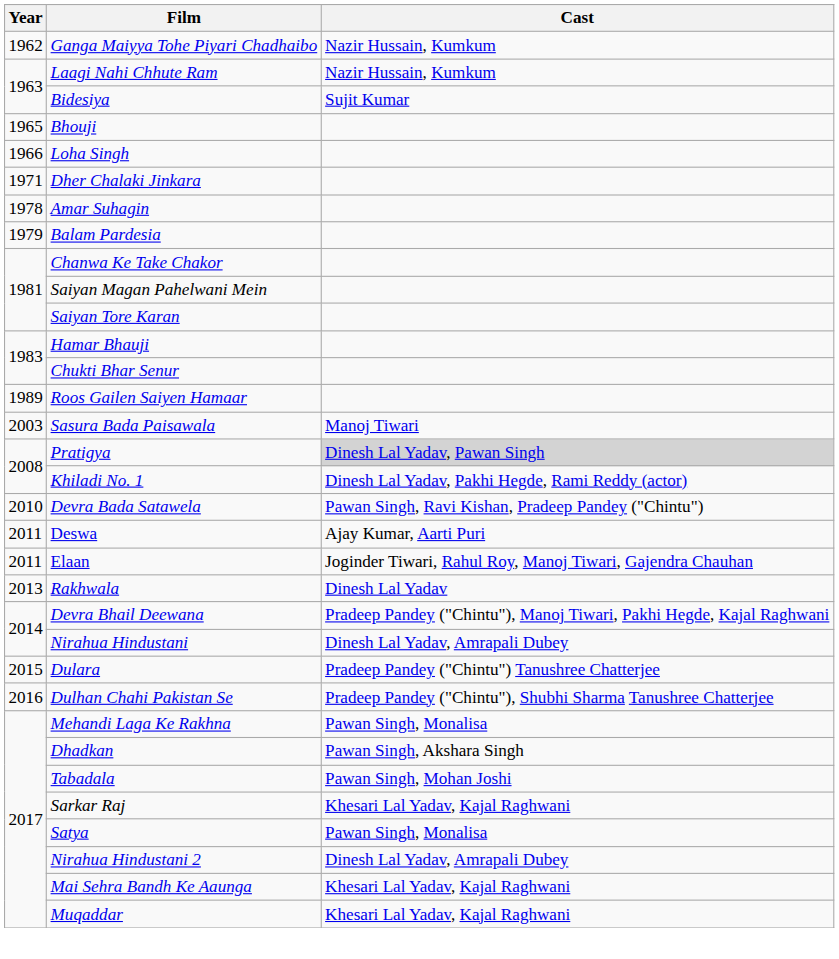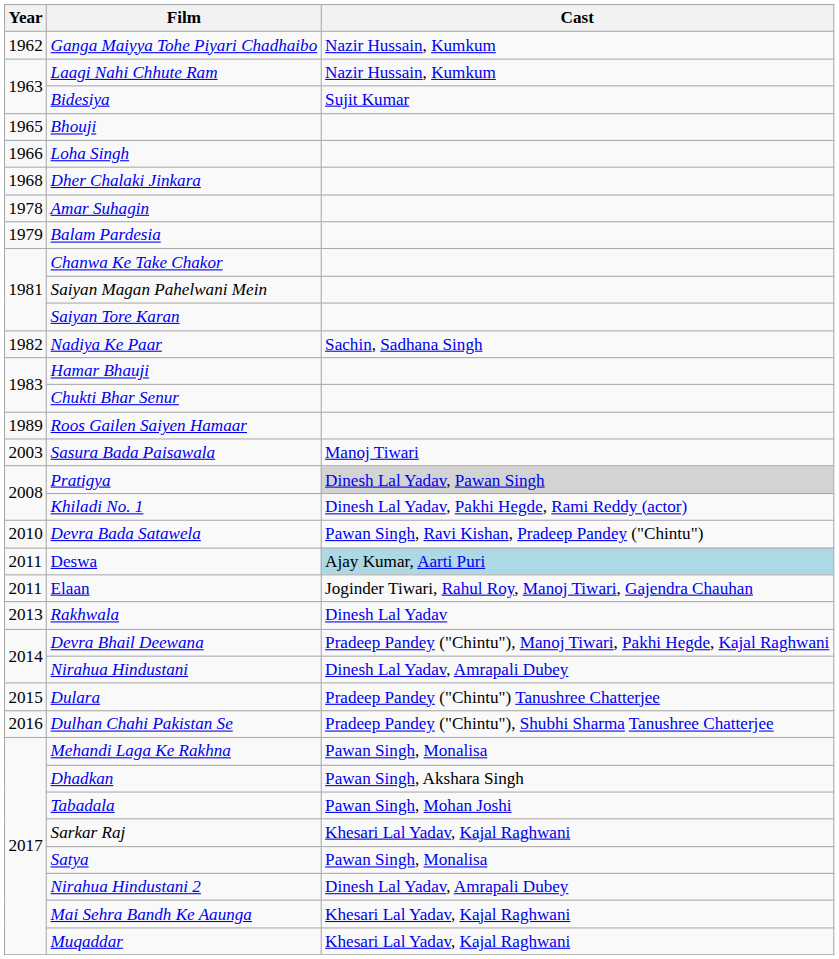(26, 180) 1971 -> (26, 180) 1968
+ row: (106, 343)
(405, 533) no background -> (405, 561) lightblue background
